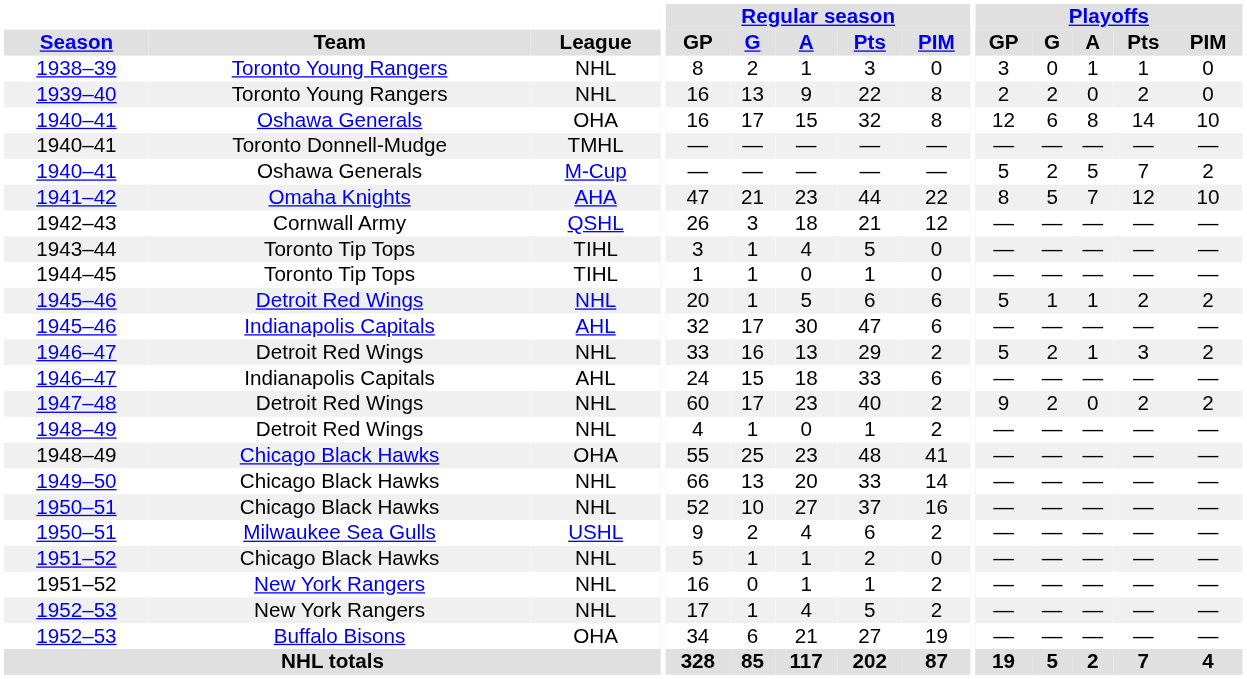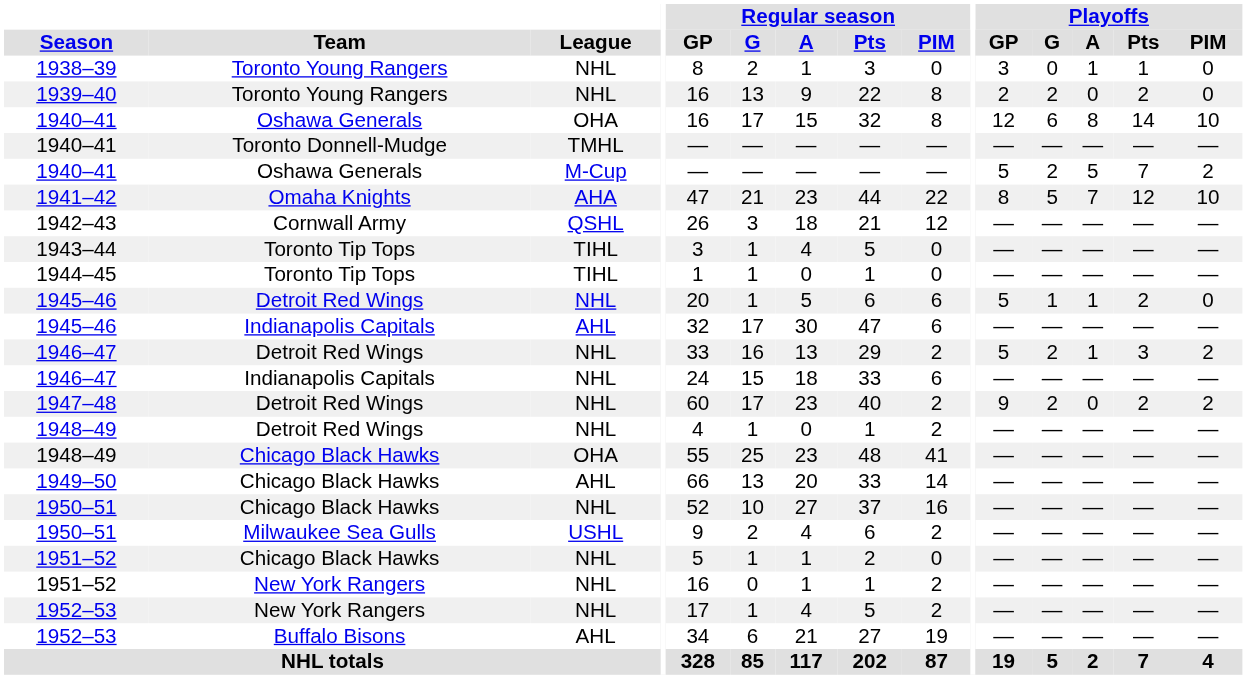(1208, 300) 2 -> (1208, 300) 0
(596, 377) AHL -> (596, 377) NHL
(596, 481) NHL -> (596, 481) AHL
(596, 635) OHA -> (596, 635) AHL
